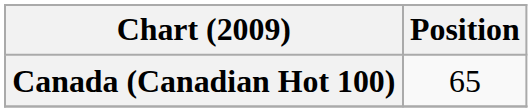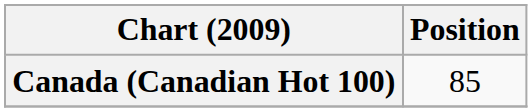(465, 80) 65 -> (465, 80) 85
